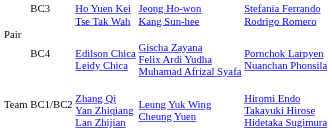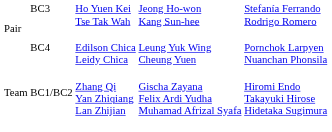(190, 60) Gischa Zayana Felix Ardi Yudha Muhamad Afrizal Syafa -> (175, 54) Leung Yuk Wing Cheung Yuen
(175, 111) Leung Yuk Wing Cheung Yuen -> (190, 99) Gischa Zayana Felix Ardi Yudha Muhamad Afrizal Syafa
